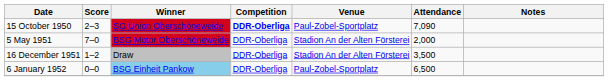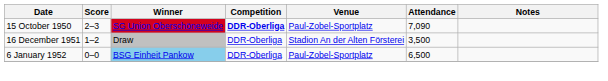- row: (29, 40)
